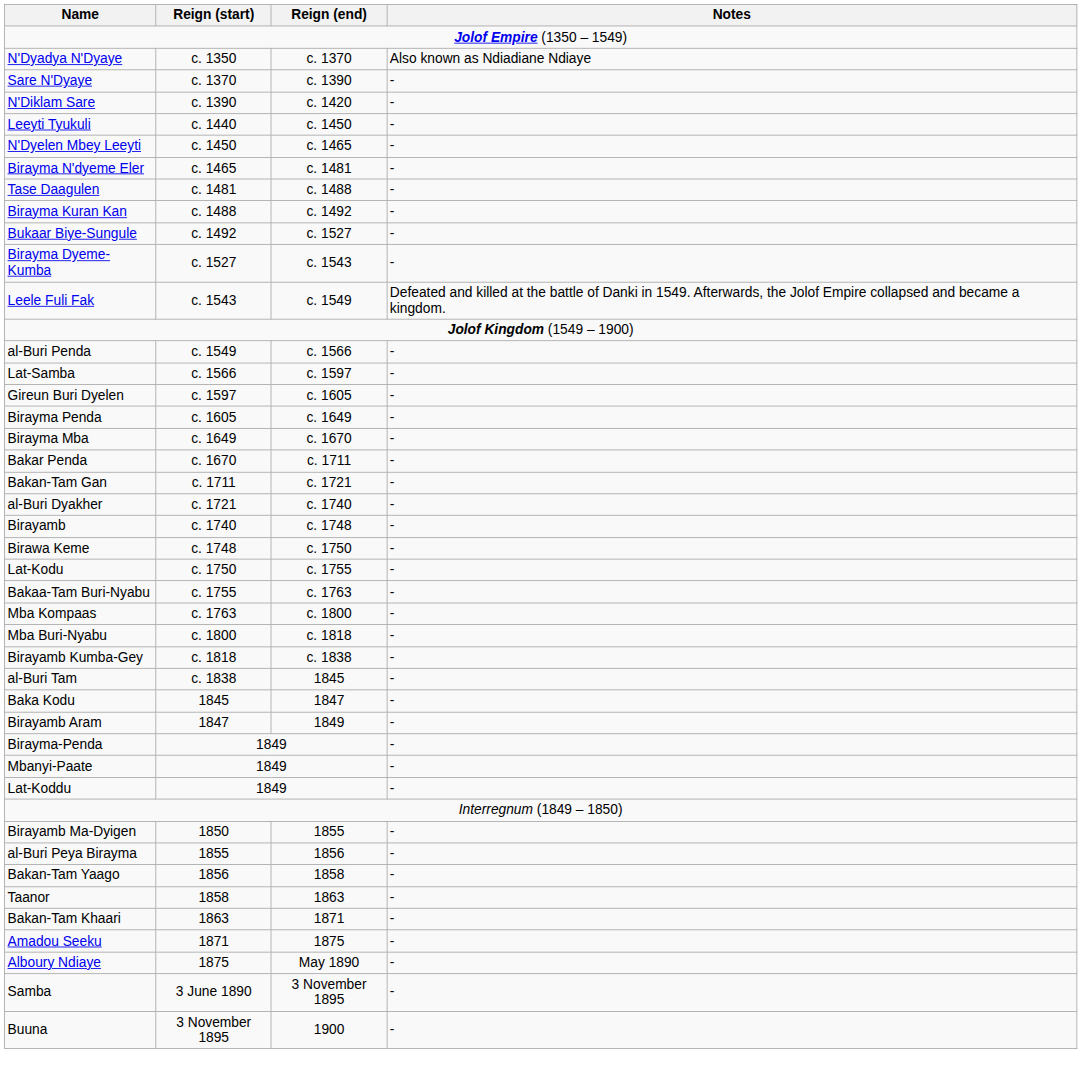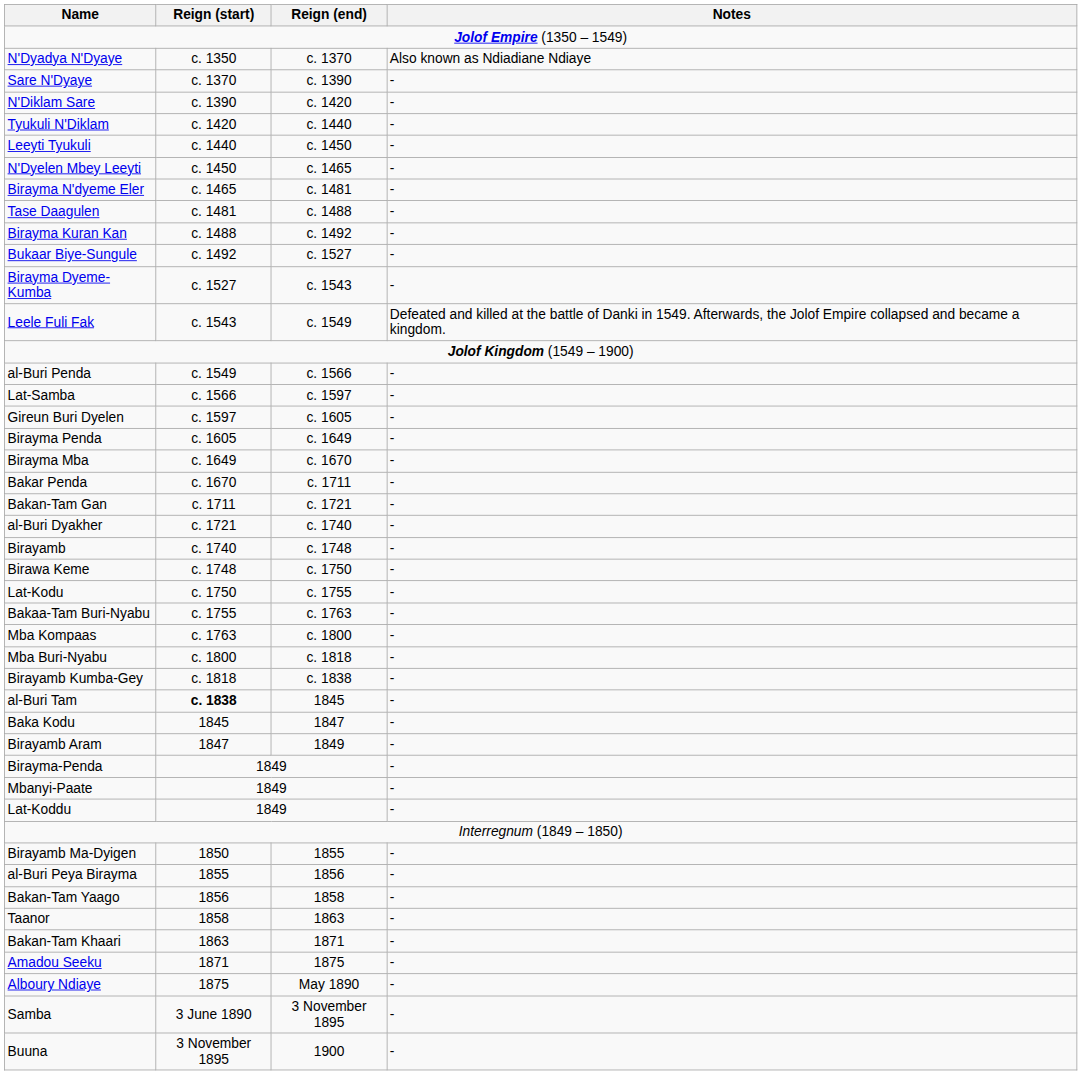+ row: (58, 124)
(214, 679) normal -> (214, 701) bold
